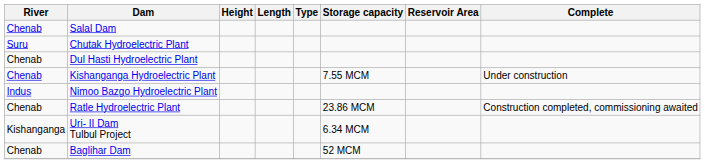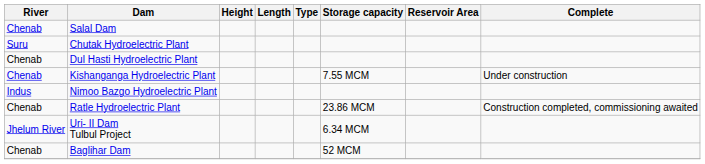(36, 129) Kishanganga -> (36, 129) Jhelum River
